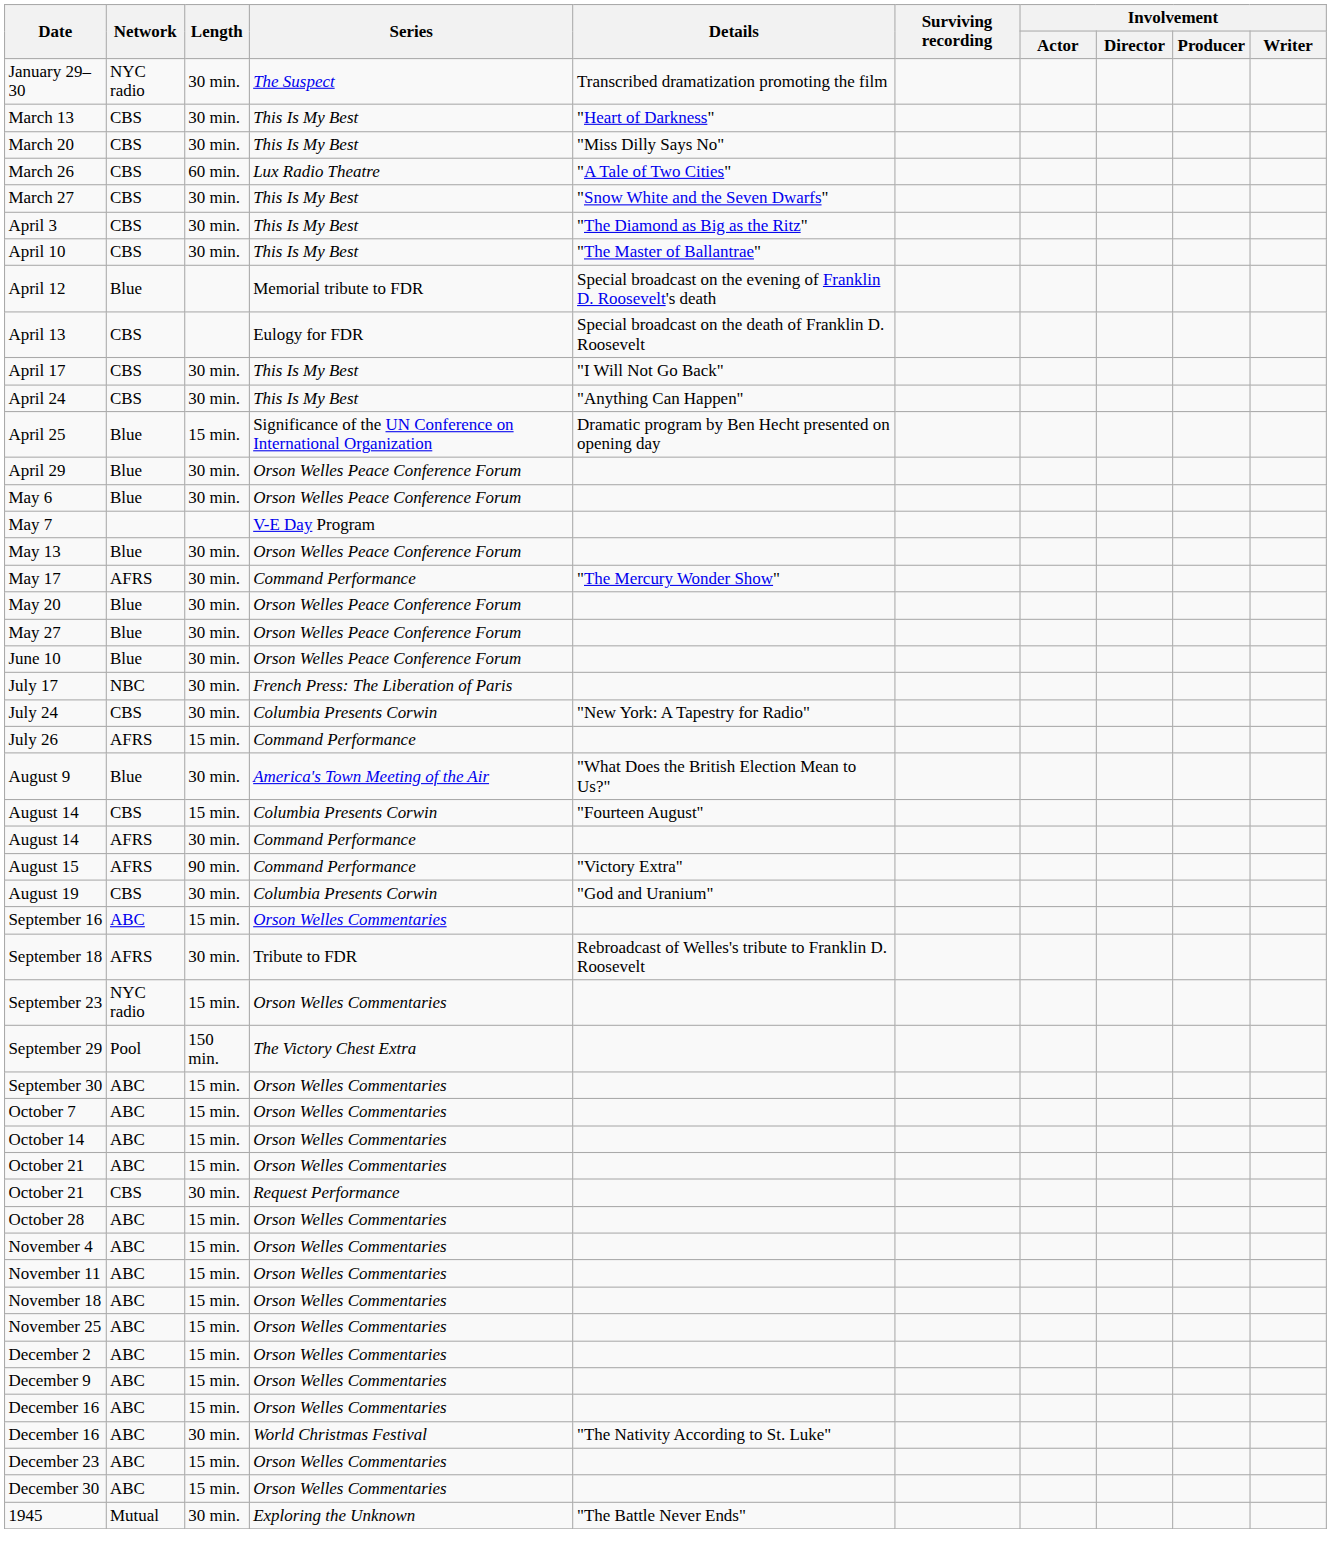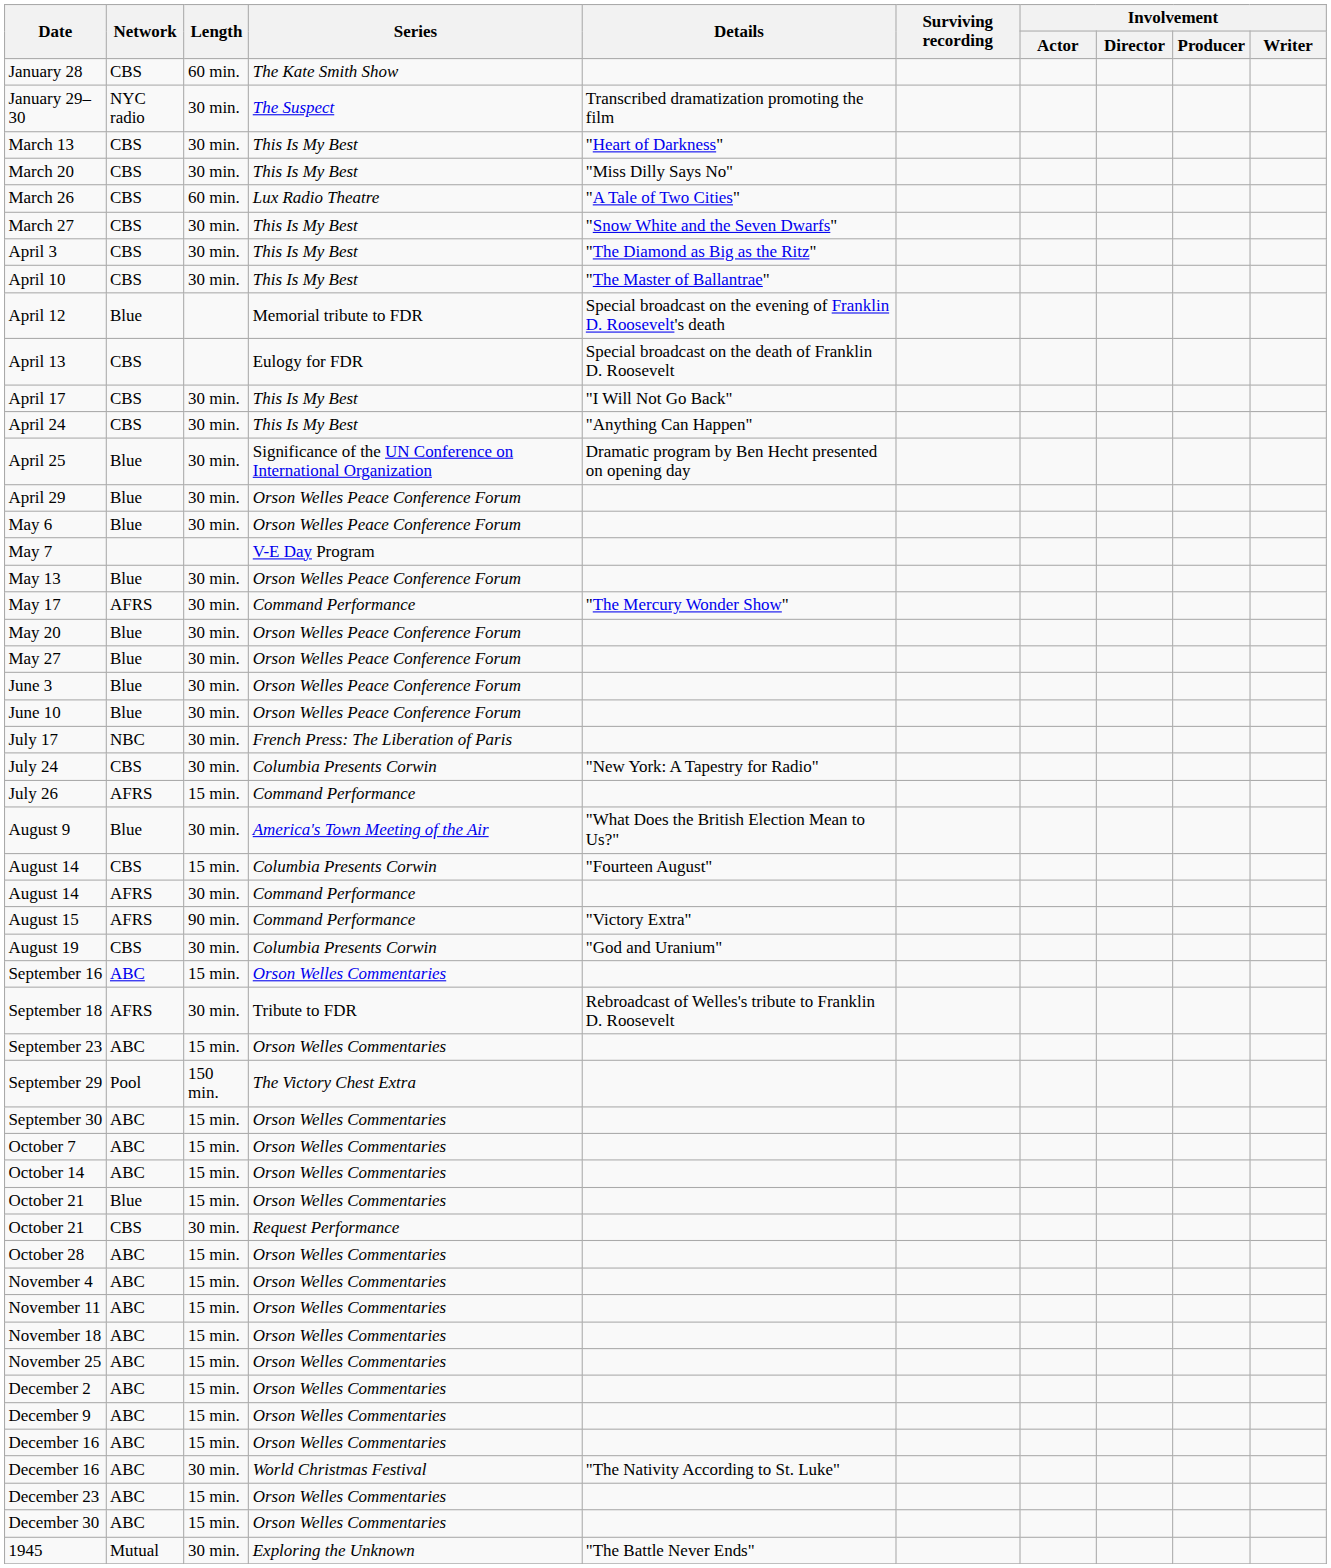+ row: (45, 71)
(214, 434) 15 min. -> (214, 461) 30 min.
+ row: (30, 686)
(128, 1002) NYC radio -> (127, 1046) ABC
(127, 1165) ABC -> (126, 1200) Blue
